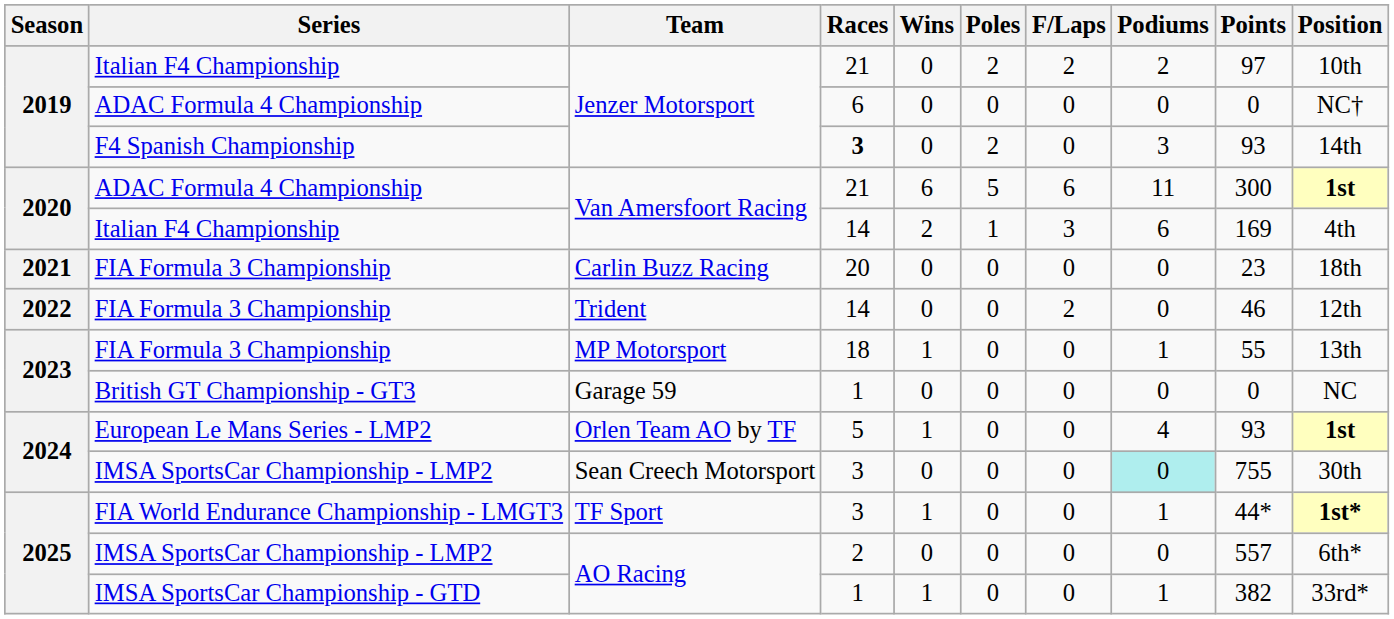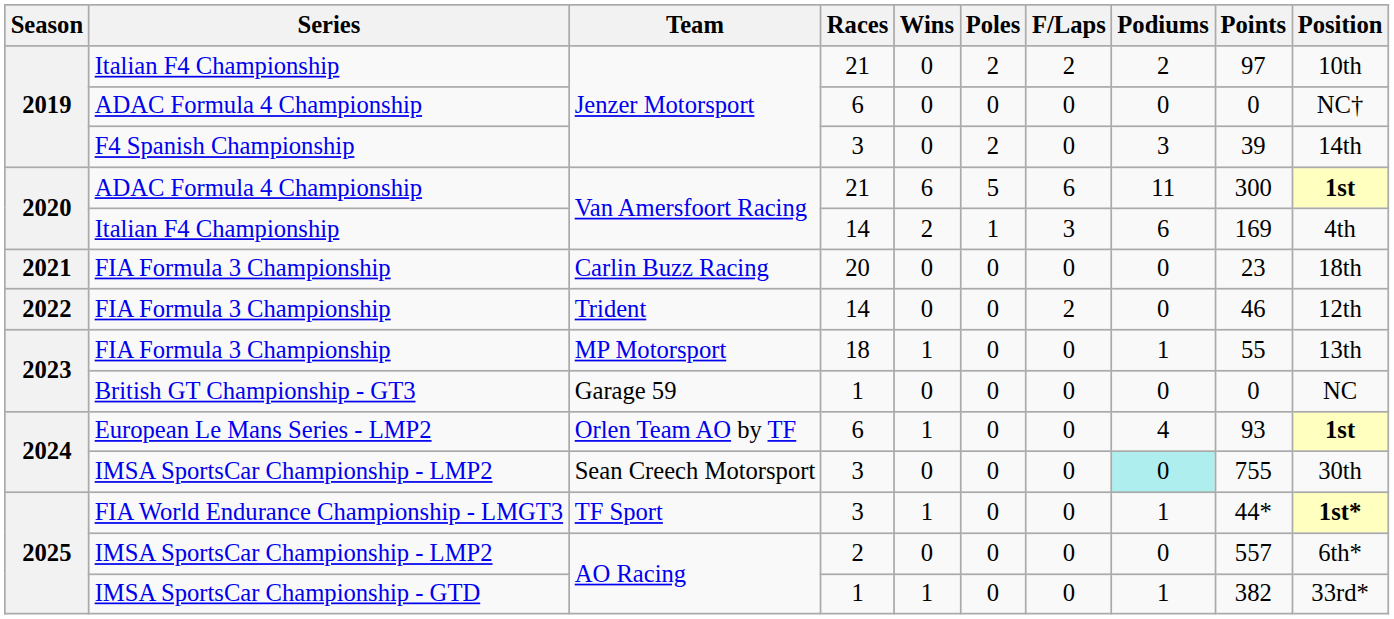(858, 147) bold -> (858, 147) normal
(1253, 147) 93 -> (1253, 147) 39
(858, 431) 5 -> (858, 431) 6
